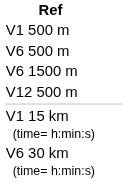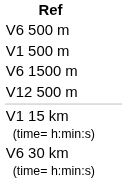rows swapped: (38, 30) <-> (38, 51)
